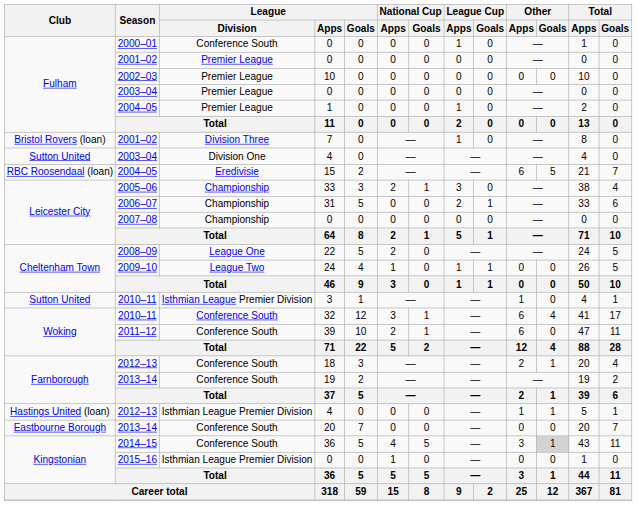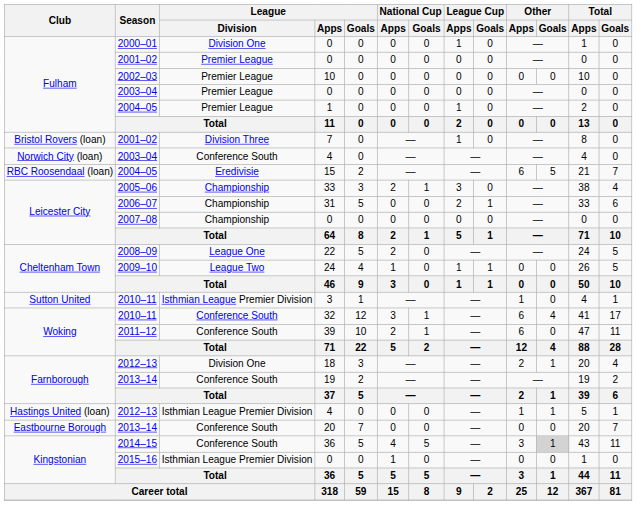(237, 44) Conference South -> (237, 44) Division One
(60, 156) Sutton United -> (60, 156) Norwich City (loan)
(237, 156) Division One -> (237, 156) Conference South
(237, 364) Conference South -> (237, 364) Division One
